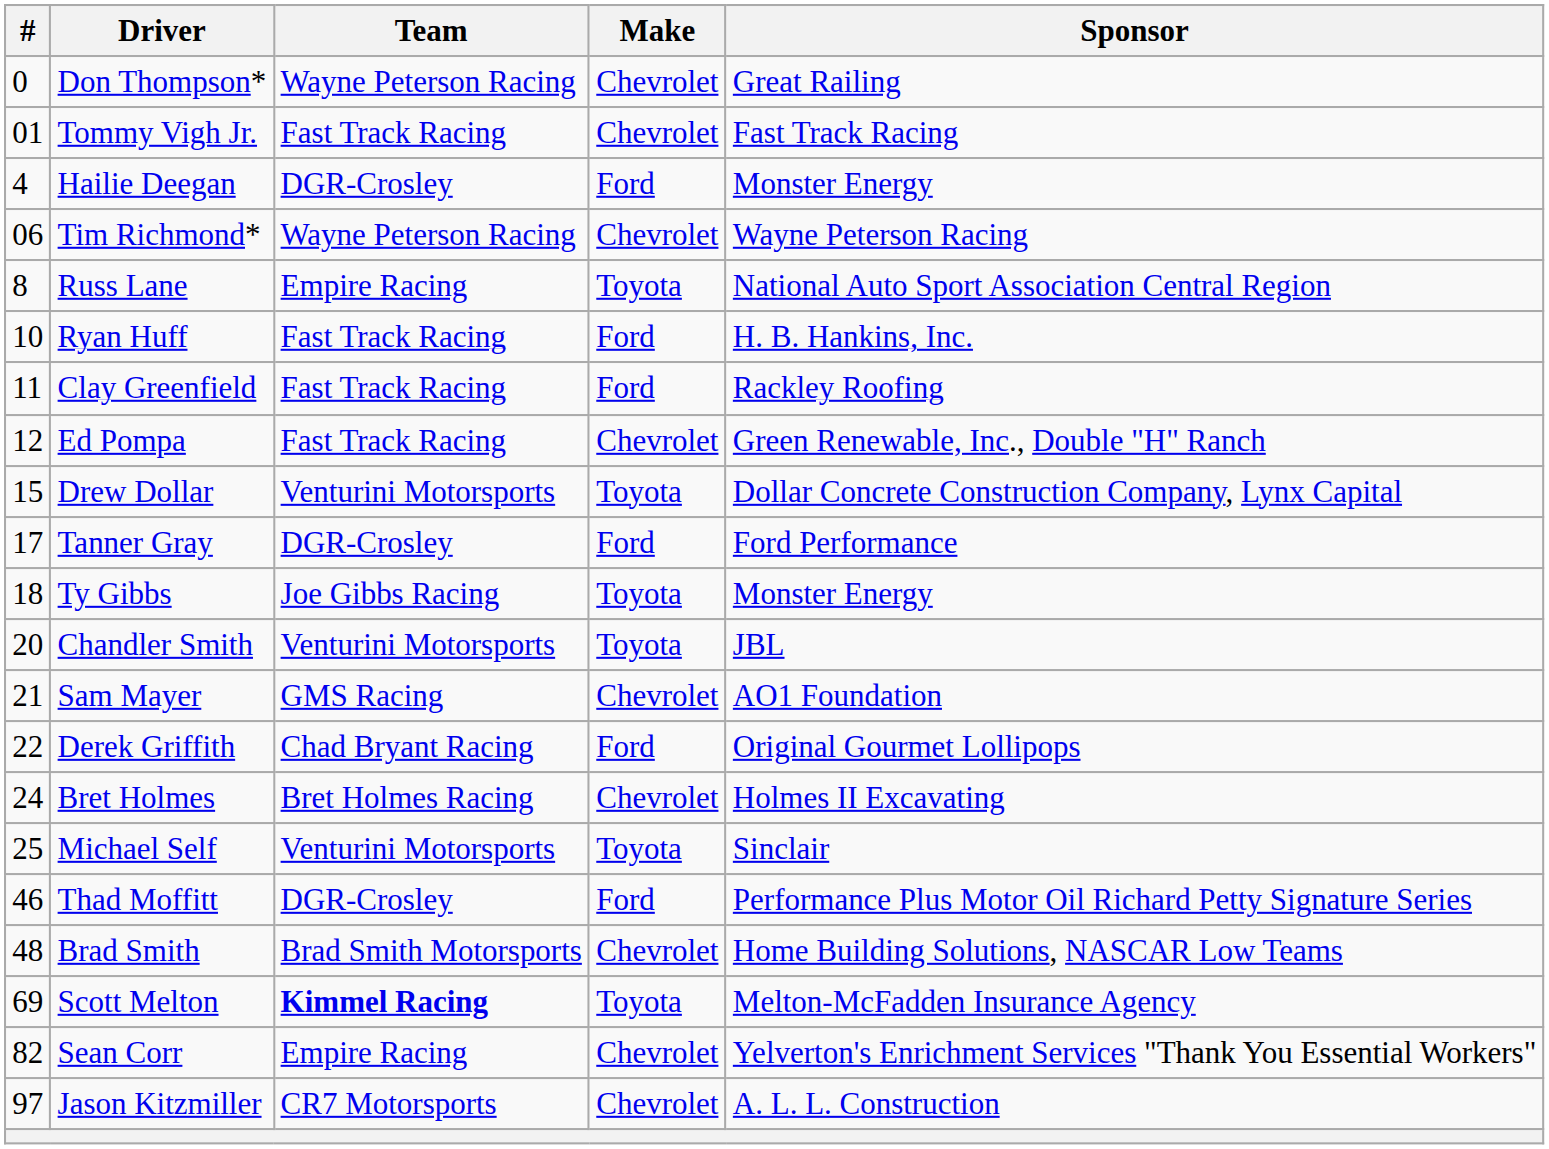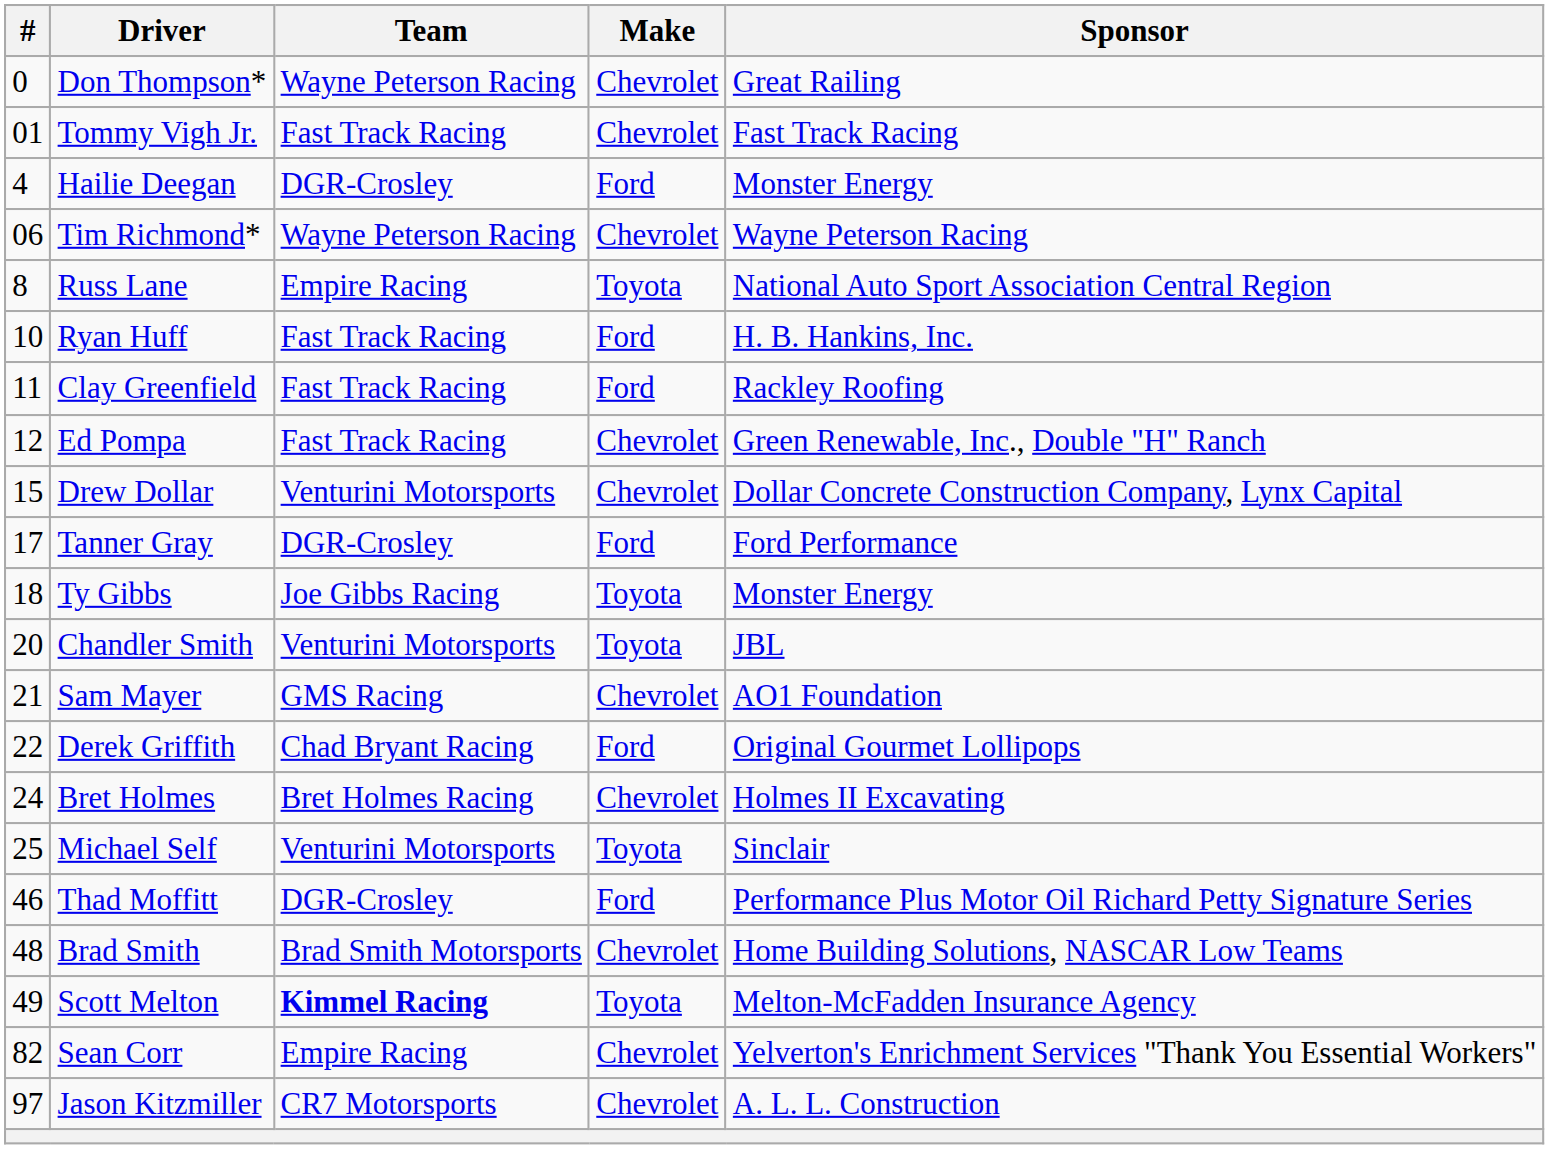(639, 490) Toyota -> (657, 490) Chevrolet
(28, 1001) 69 -> (28, 1001) 49
